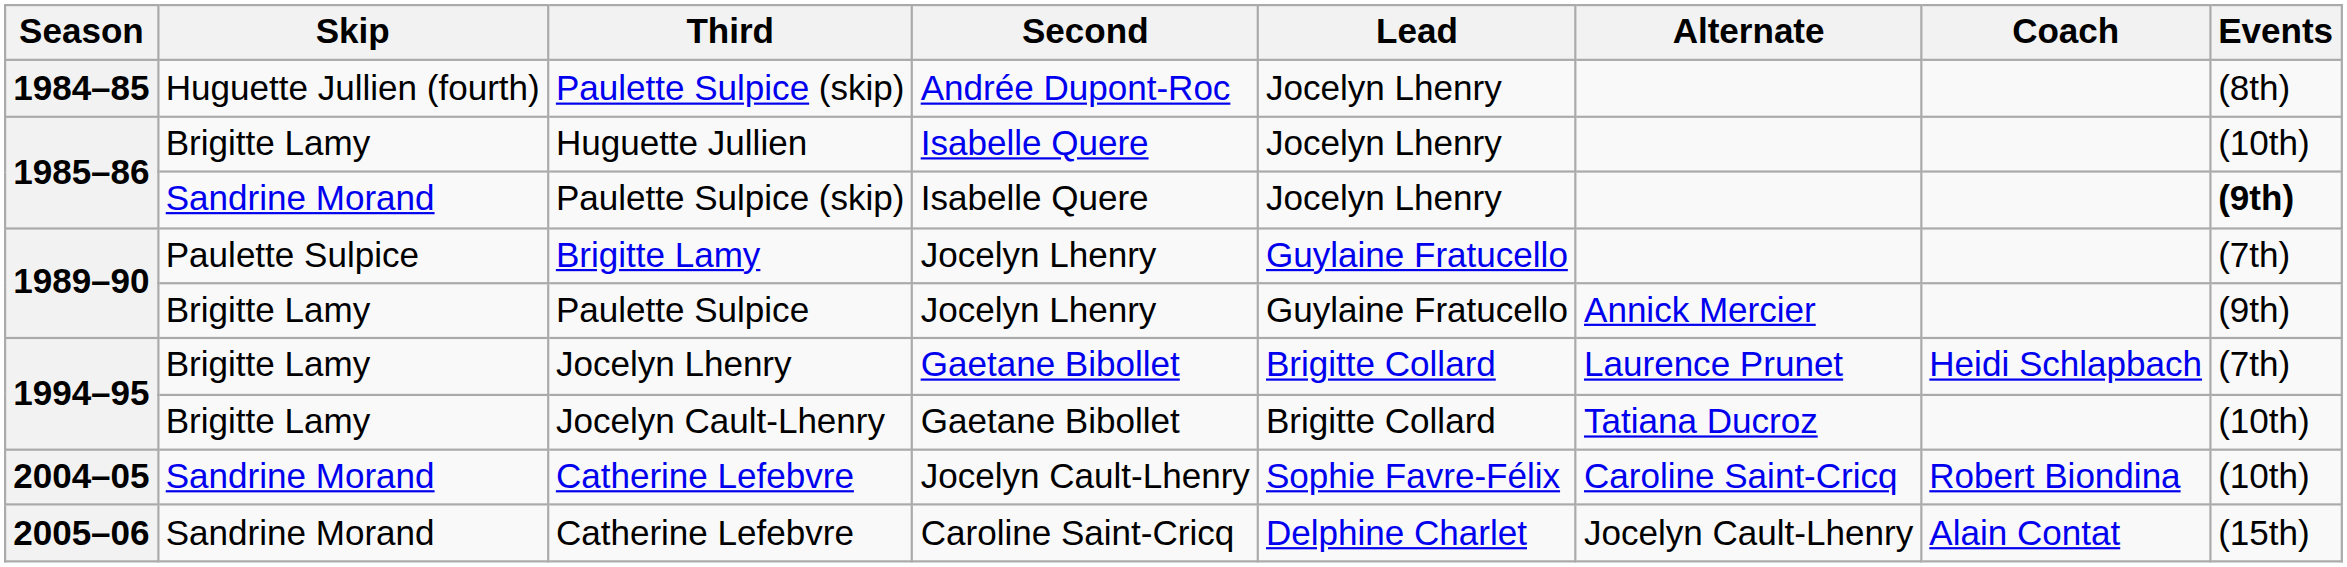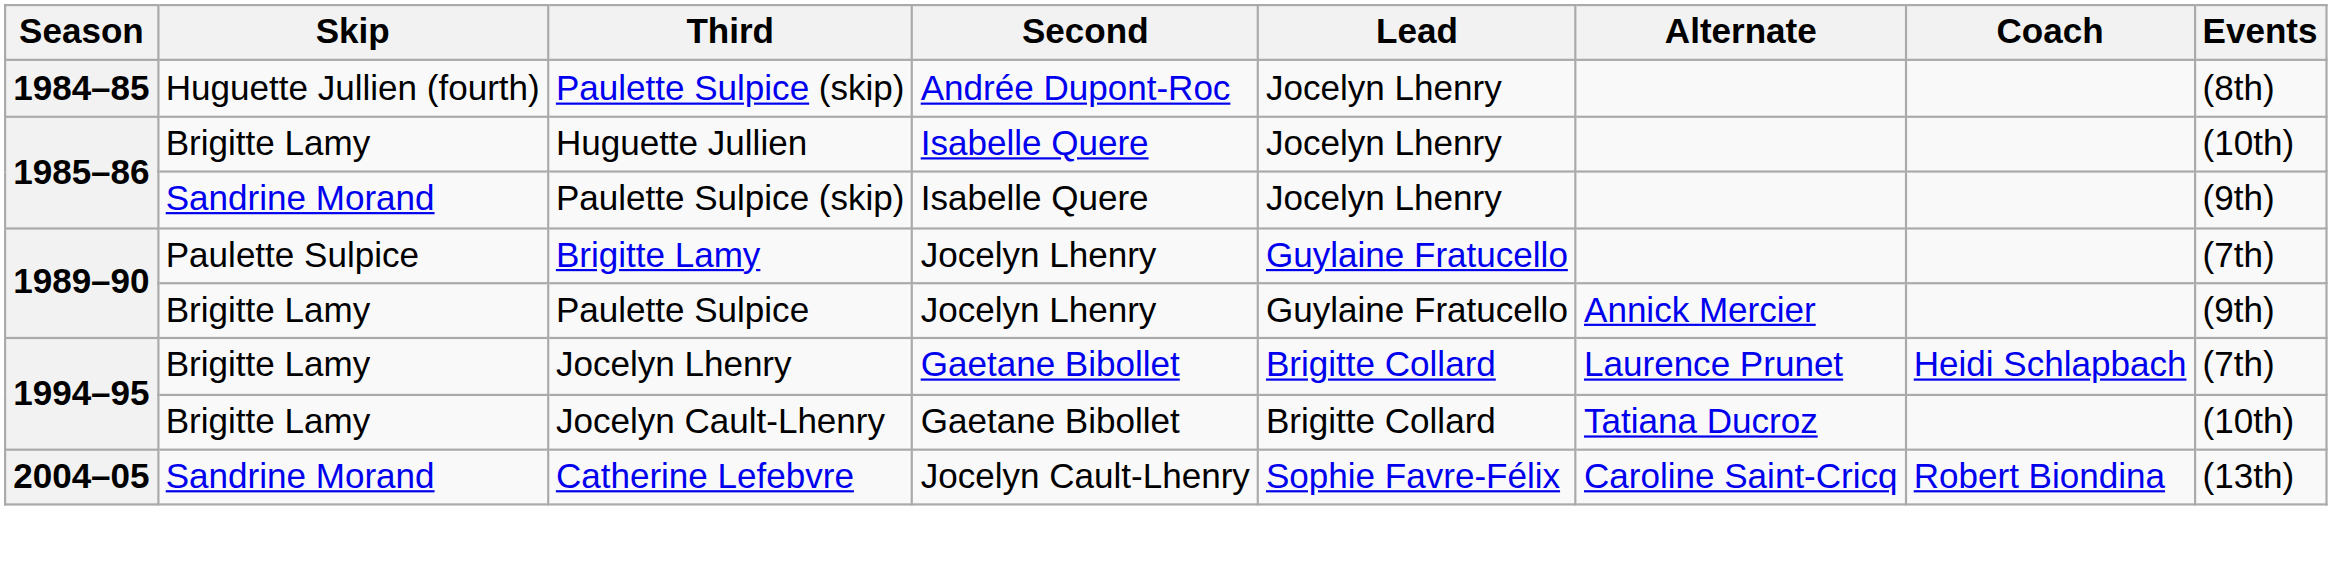(2256, 198) bold -> (2239, 198) normal
(2264, 476) (10th) -> (2248, 476) (13th)
- row: (81, 532)
